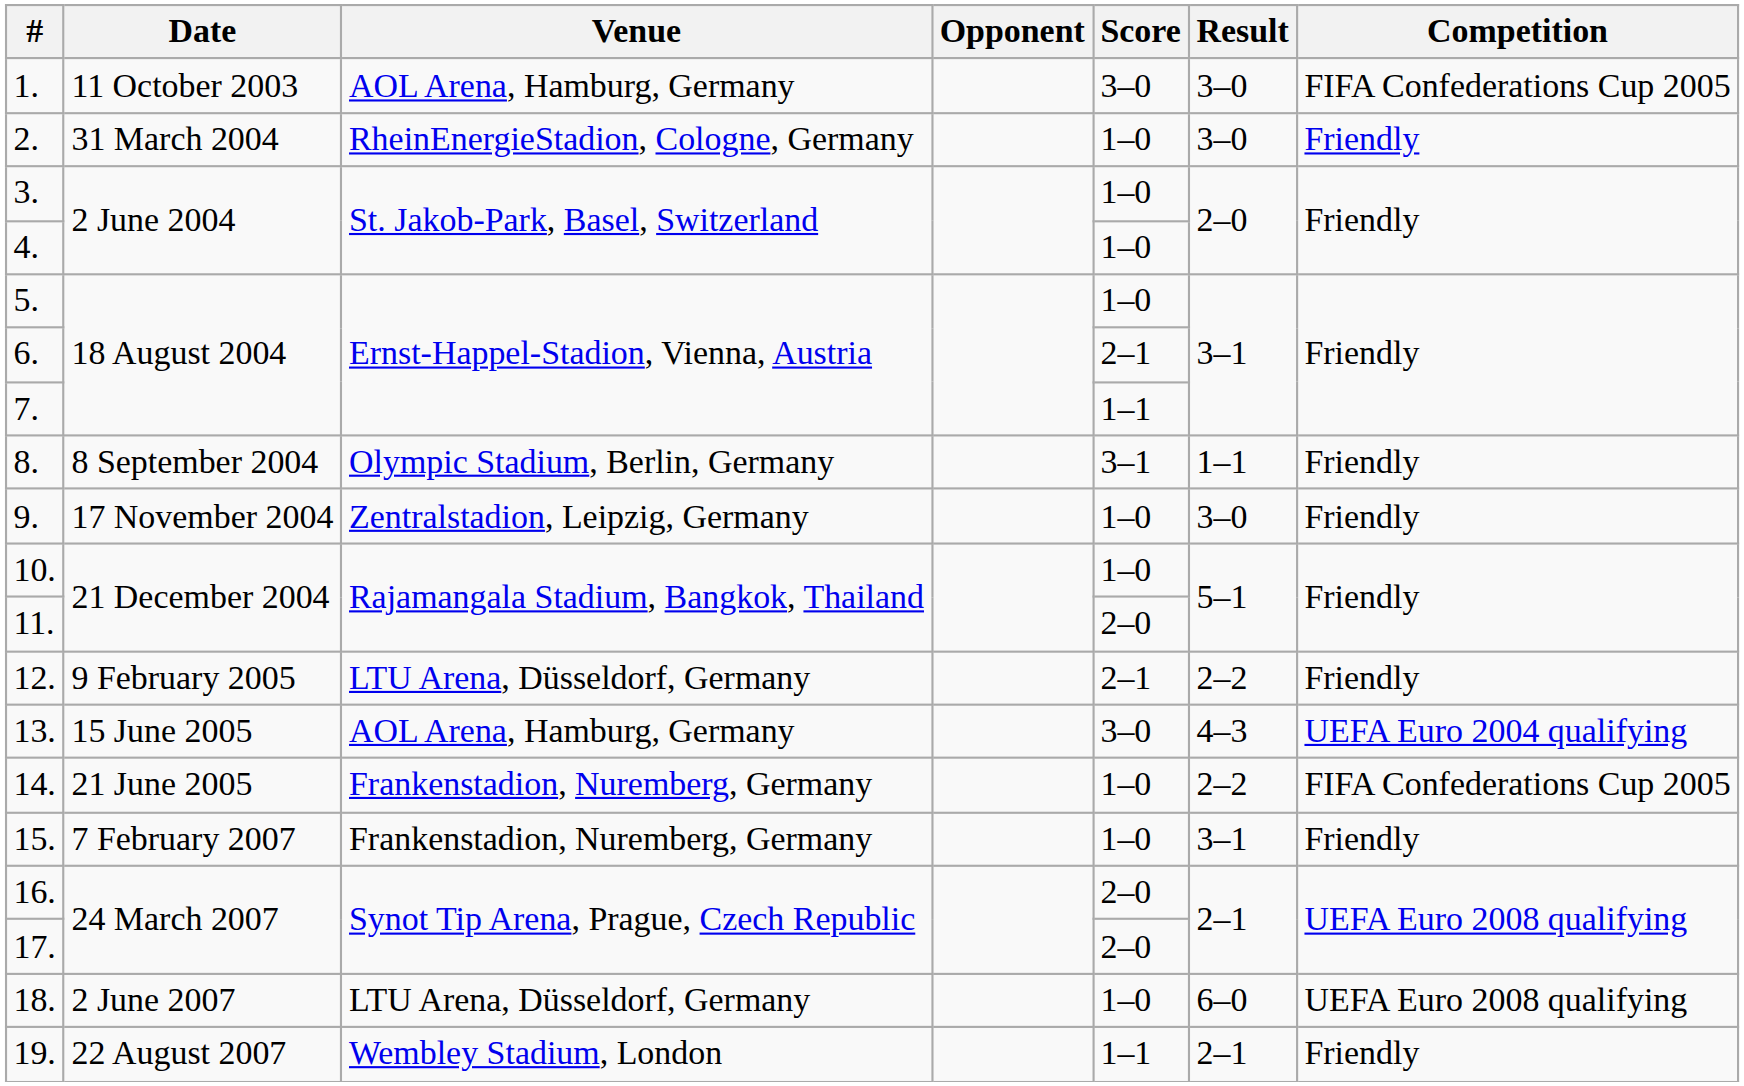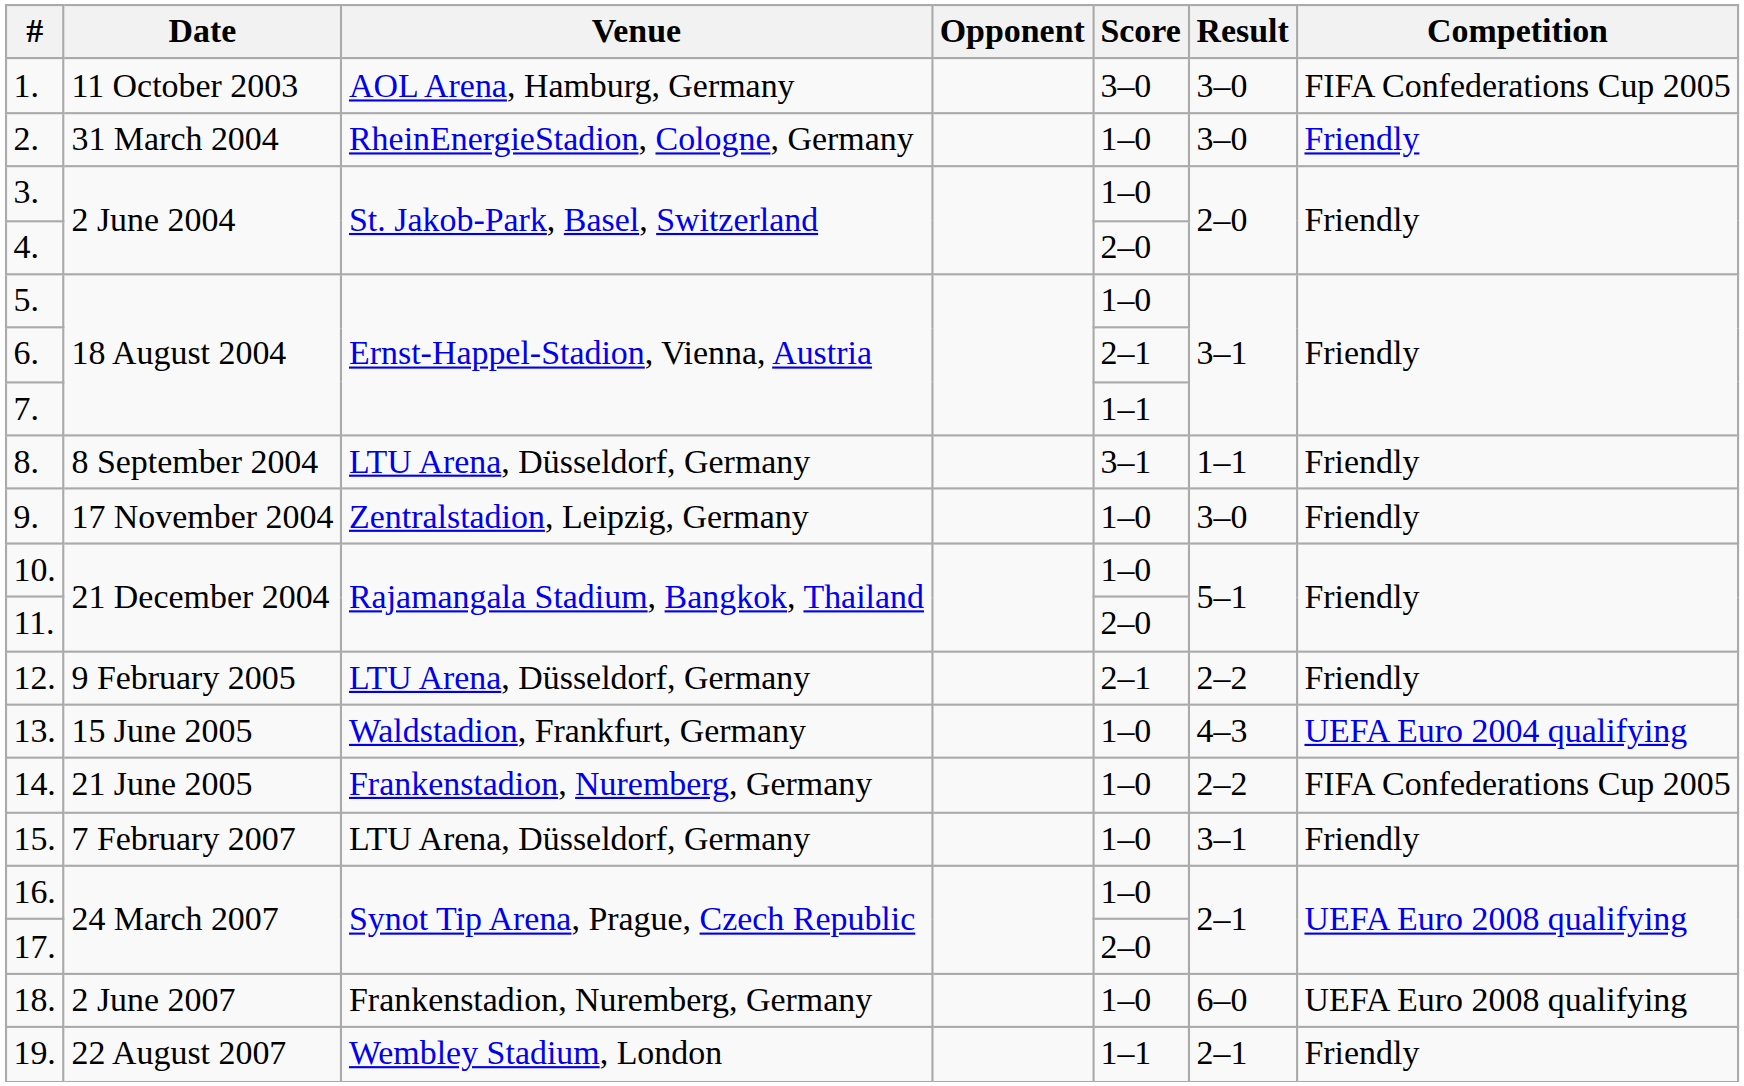(1126, 246) 1–0 -> (1126, 246) 2–0
(592, 461) Olympic Stadium, Berlin, Germany -> (580, 461) LTU Arena, Düsseldorf, Germany
(572, 730) AOL Arena, Hamburg, Germany -> (577, 730) Waldstadion, Frankfurt, Germany
(1126, 730) 3–0 -> (1126, 730) 1–0
(611, 838) Frankenstadion, Nuremberg, Germany -> (580, 838) LTU Arena, Düsseldorf, Germany
(1126, 892) 2–0 -> (1126, 892) 1–0
(580, 999) LTU Arena, Düsseldorf, Germany -> (611, 999) Frankenstadion, Nuremberg, Germany
